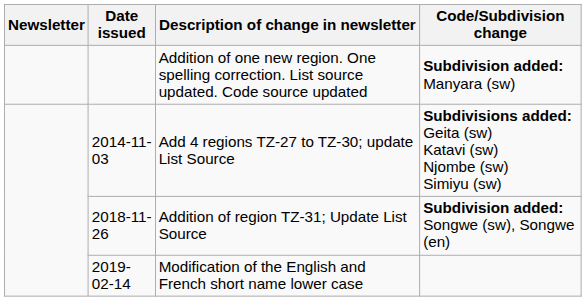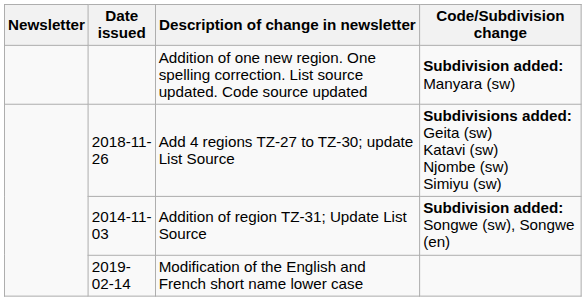(122, 150) 2014-11-03 -> (122, 150) 2018-11-26
(122, 225) 2018-11-26 -> (122, 225) 2014-11-03
